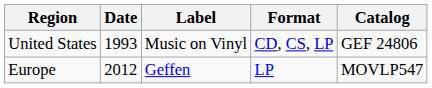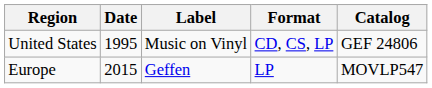(121, 43) 1993 -> (121, 43) 1995
(121, 69) 2012 -> (121, 69) 2015
